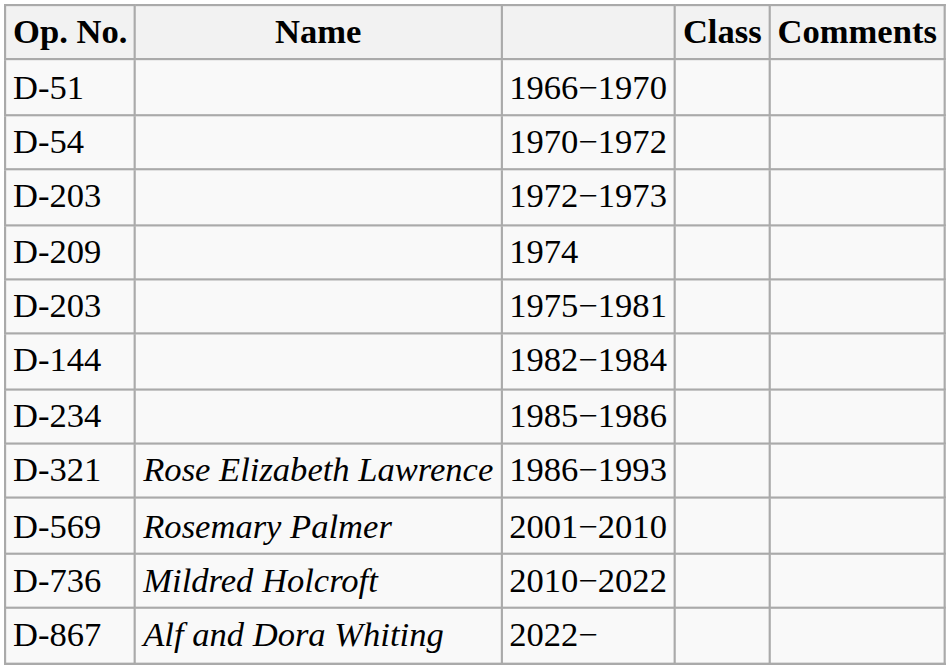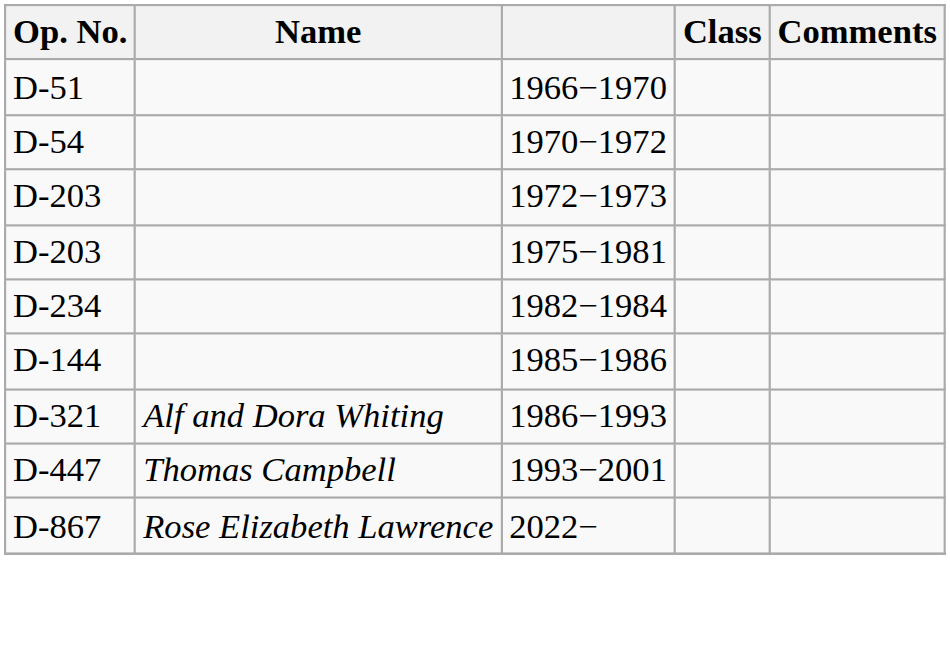- row: (544, 251)
(57, 360) D-144 -> (57, 305) D-234
(57, 415) D-234 -> (57, 360) D-144
(318, 470) Rose Elizabeth Lawrence -> (293, 415) Alf and Dora Whiting
+ row: (588, 470)
- row: (588, 525)
- row: (588, 580)
(293, 634) Alf and Dora Whiting -> (318, 525) Rose Elizabeth Lawrence
